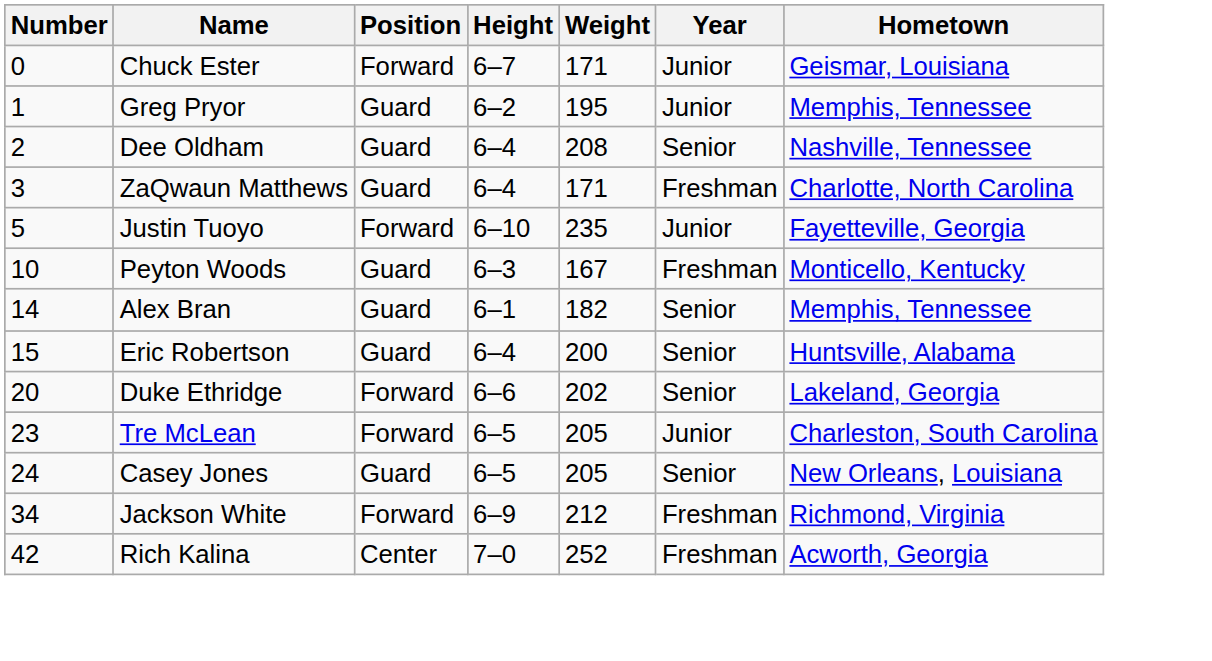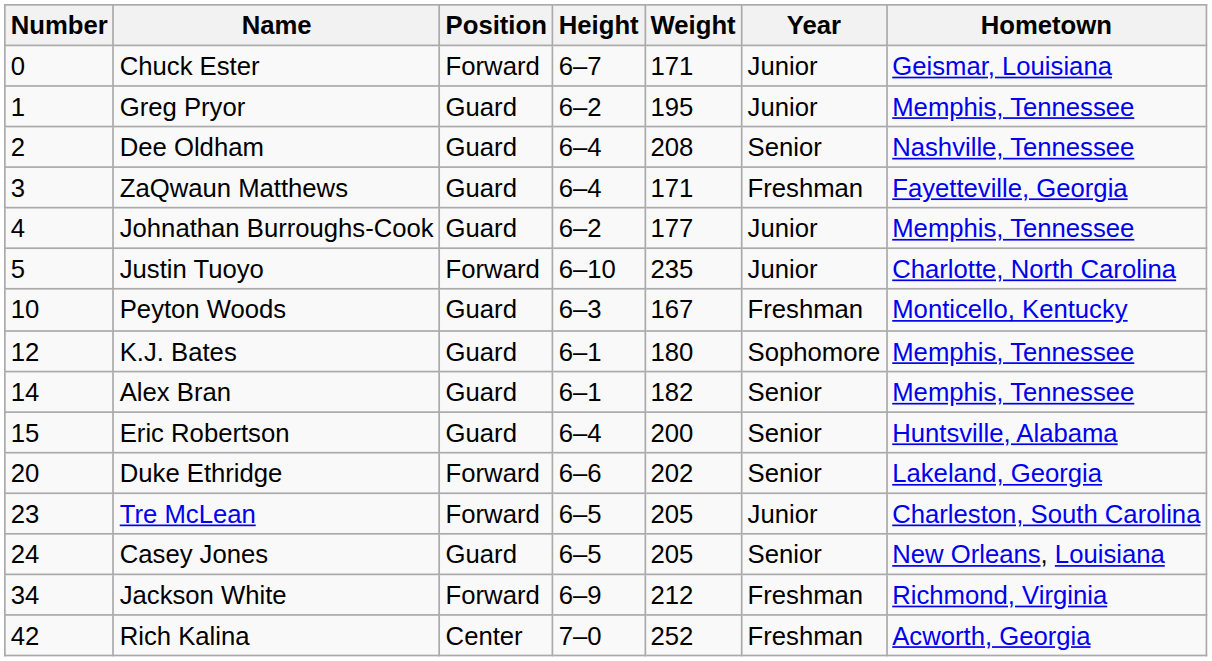(931, 188) Charlotte, North Carolina -> (1010, 188) Fayetteville, Georgia
+ row: (277, 229)
(907, 229) Fayetteville, Georgia -> (1034, 269) Charlotte, North Carolina
+ row: (178, 351)
